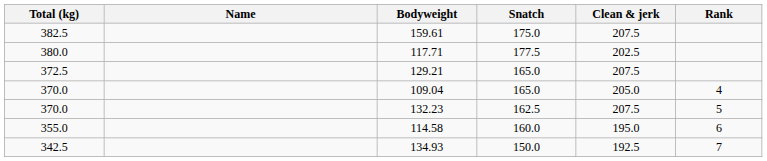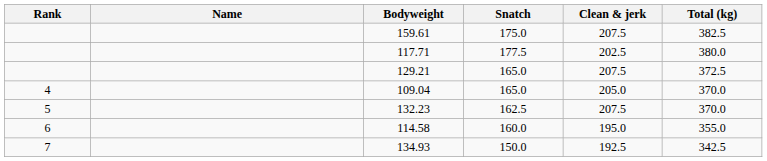columns swapped: (719, 14) <-> (54, 14)
